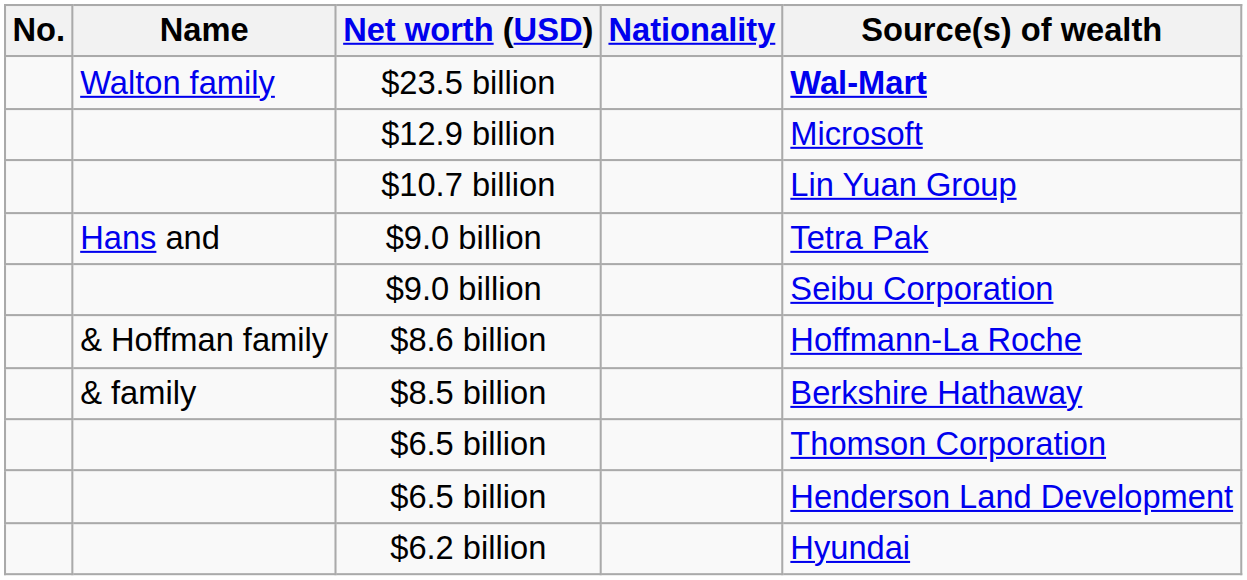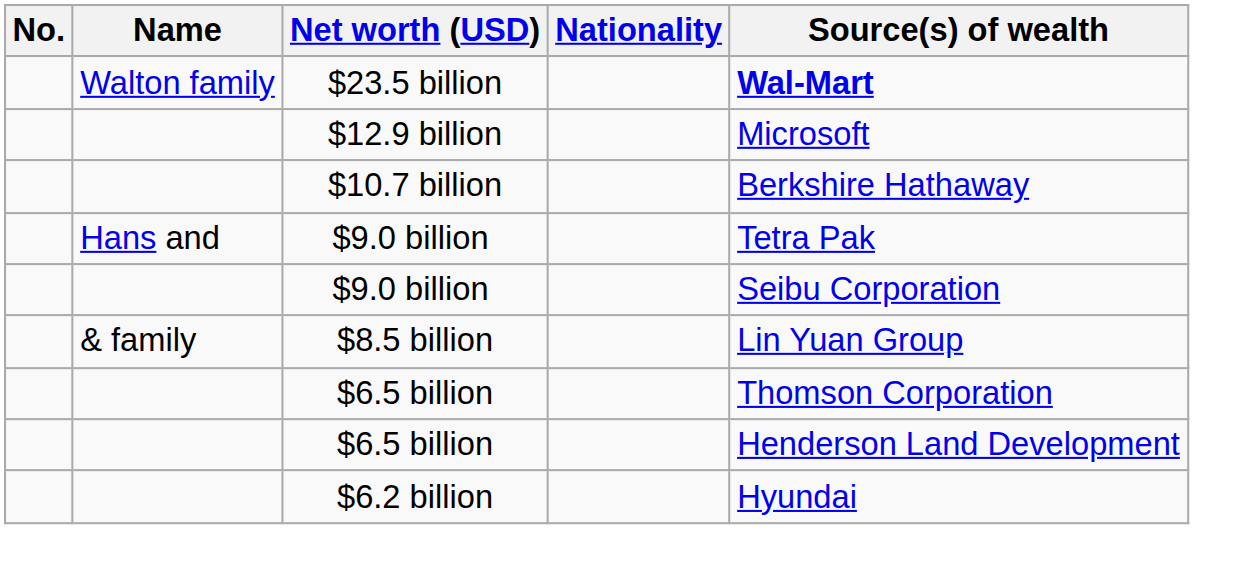(903, 185) Lin Yuan Group -> (883, 185) Berkshire Hathaway
- row: (204, 340)
(936, 392) Berkshire Hathaway -> (850, 340) Lin Yuan Group
